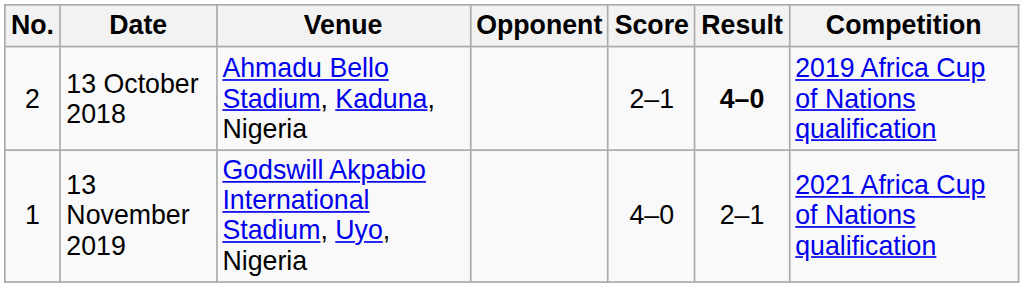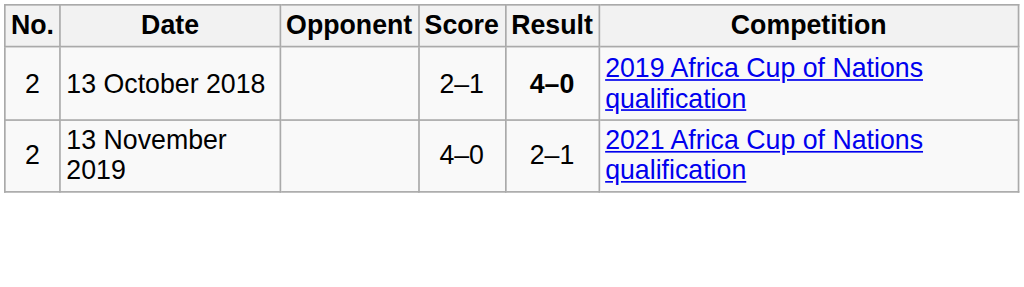- column: (343, 25)
(33, 215) 1 -> (33, 155) 2
